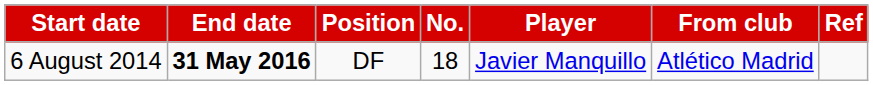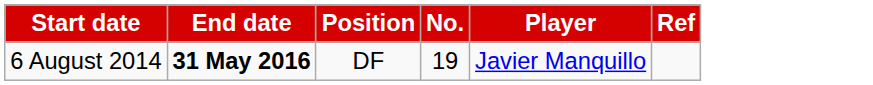- column: (735, 23)
(445, 60) 18 -> (445, 60) 19
